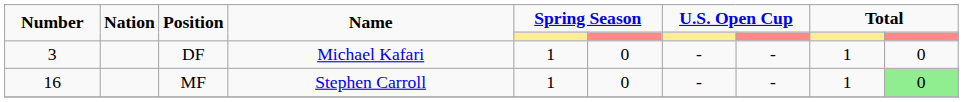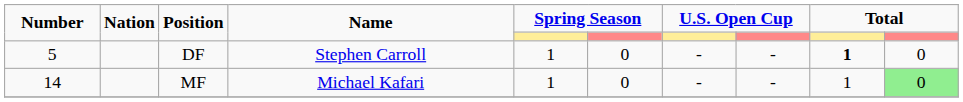(52, 54) 3 -> (52, 54) 5
(371, 54) Michael Kafari -> (371, 54) Stephen Carroll
(847, 54) normal -> (847, 54) bold
(52, 82) 16 -> (52, 82) 14
(371, 82) Stephen Carroll -> (371, 82) Michael Kafari
